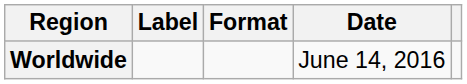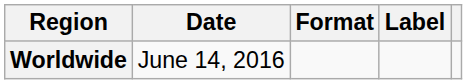columns swapped: (372, 22) <-> (168, 22)
